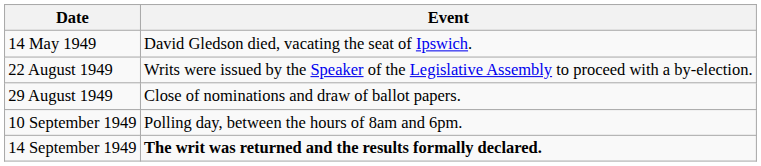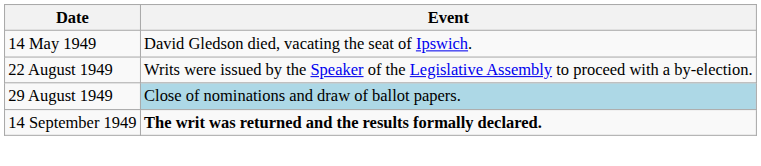(302, 95) no background -> (302, 95) lightblue background
- row: (72, 122)
